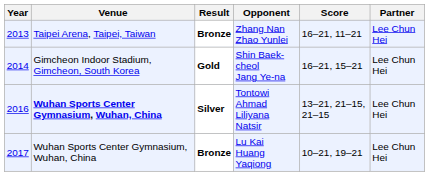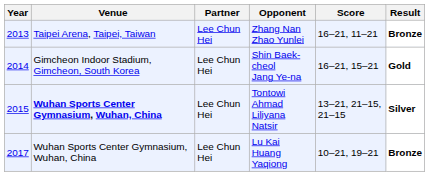columns swapped: (397, 13) <-> (214, 13)
(18, 109) 2016 -> (18, 109) 2015
